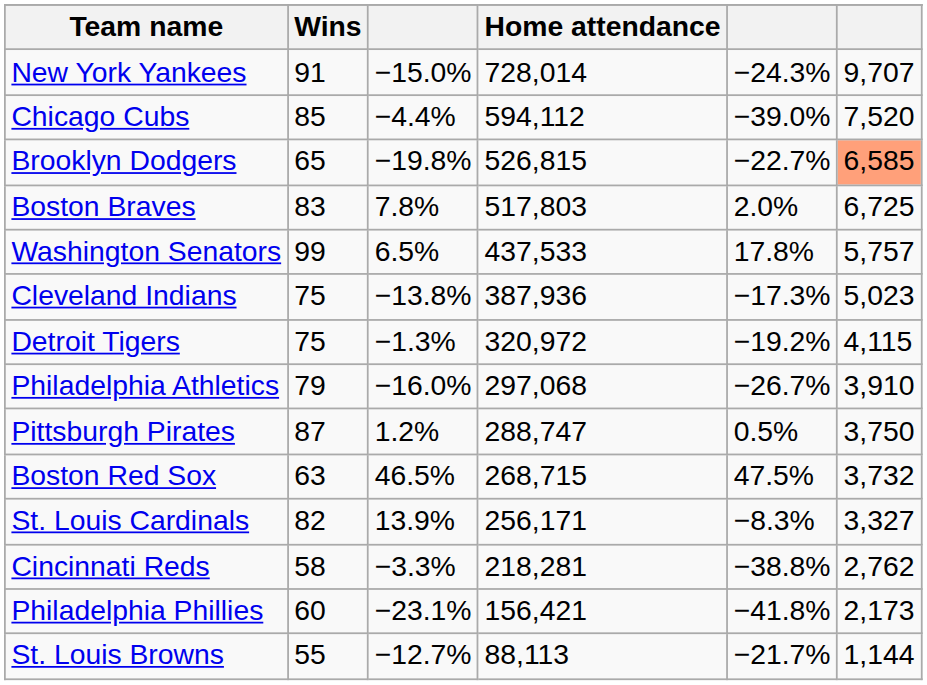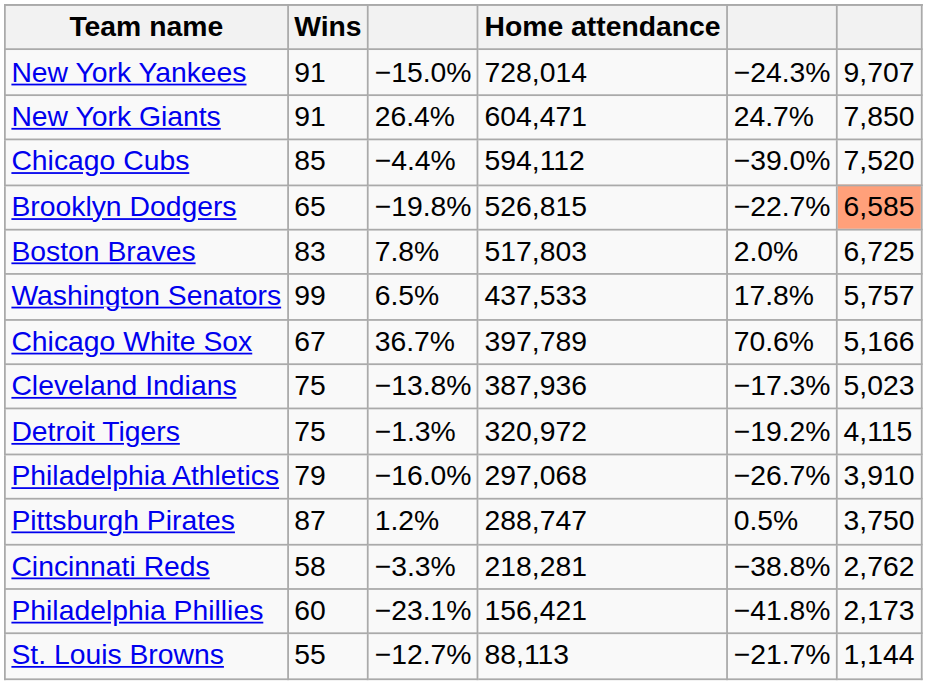+ row: (116, 116)
+ row: (132, 341)
- row: (114, 476)
- row: (130, 521)
